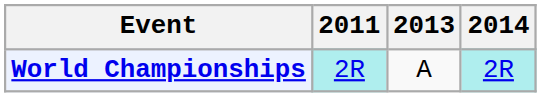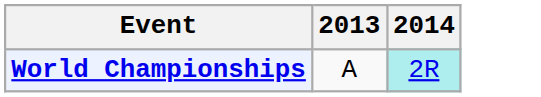- column: (349, 27)
